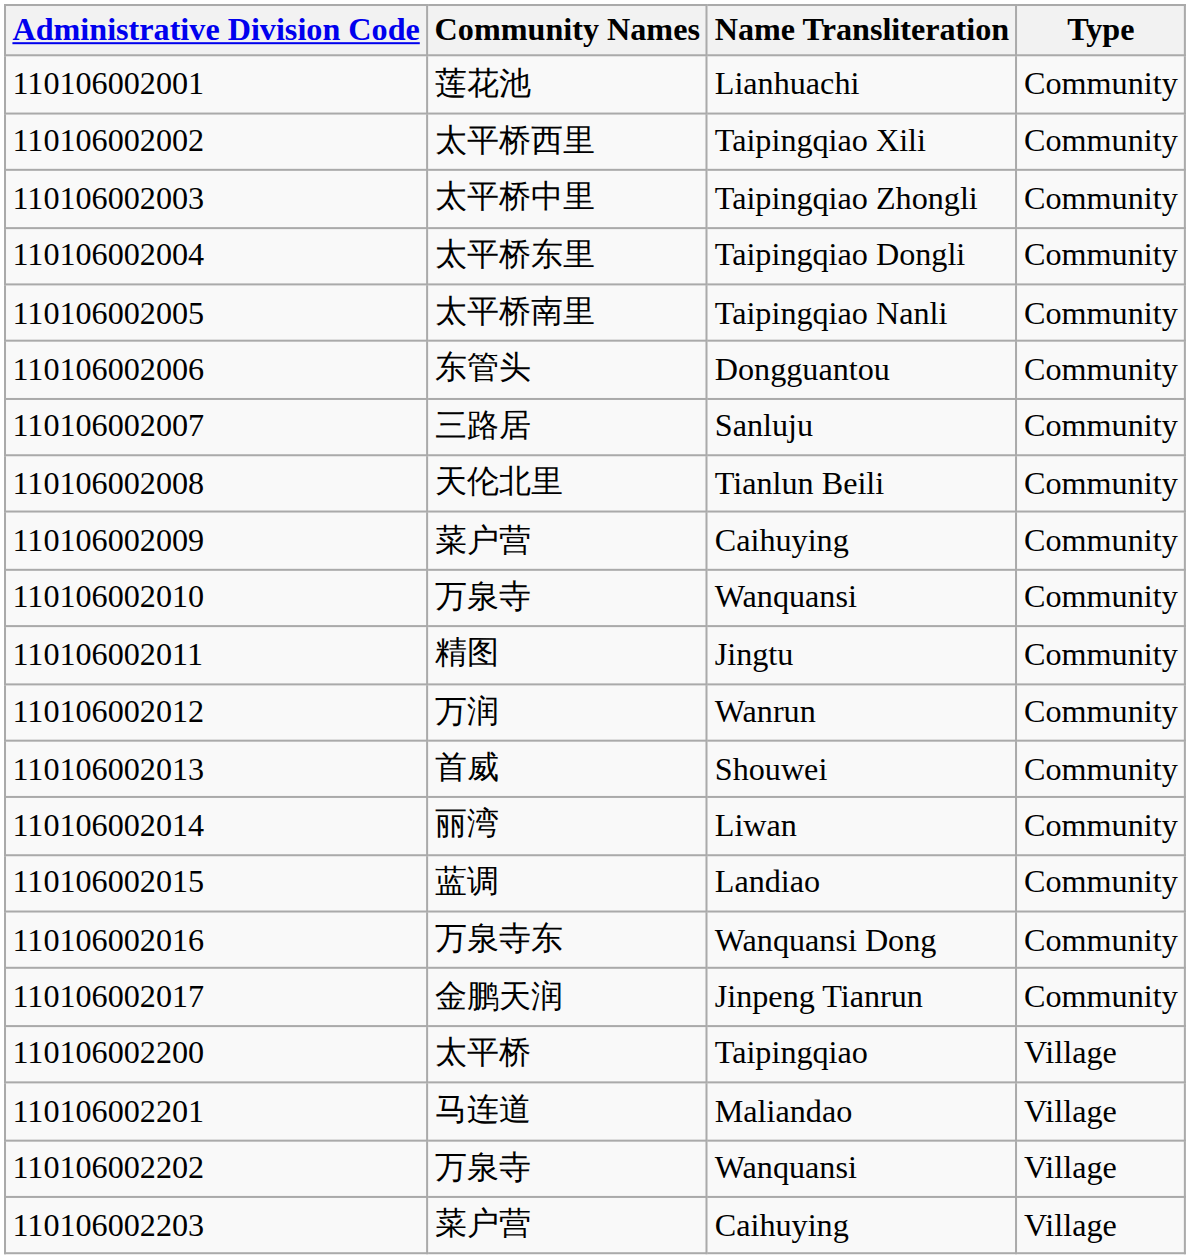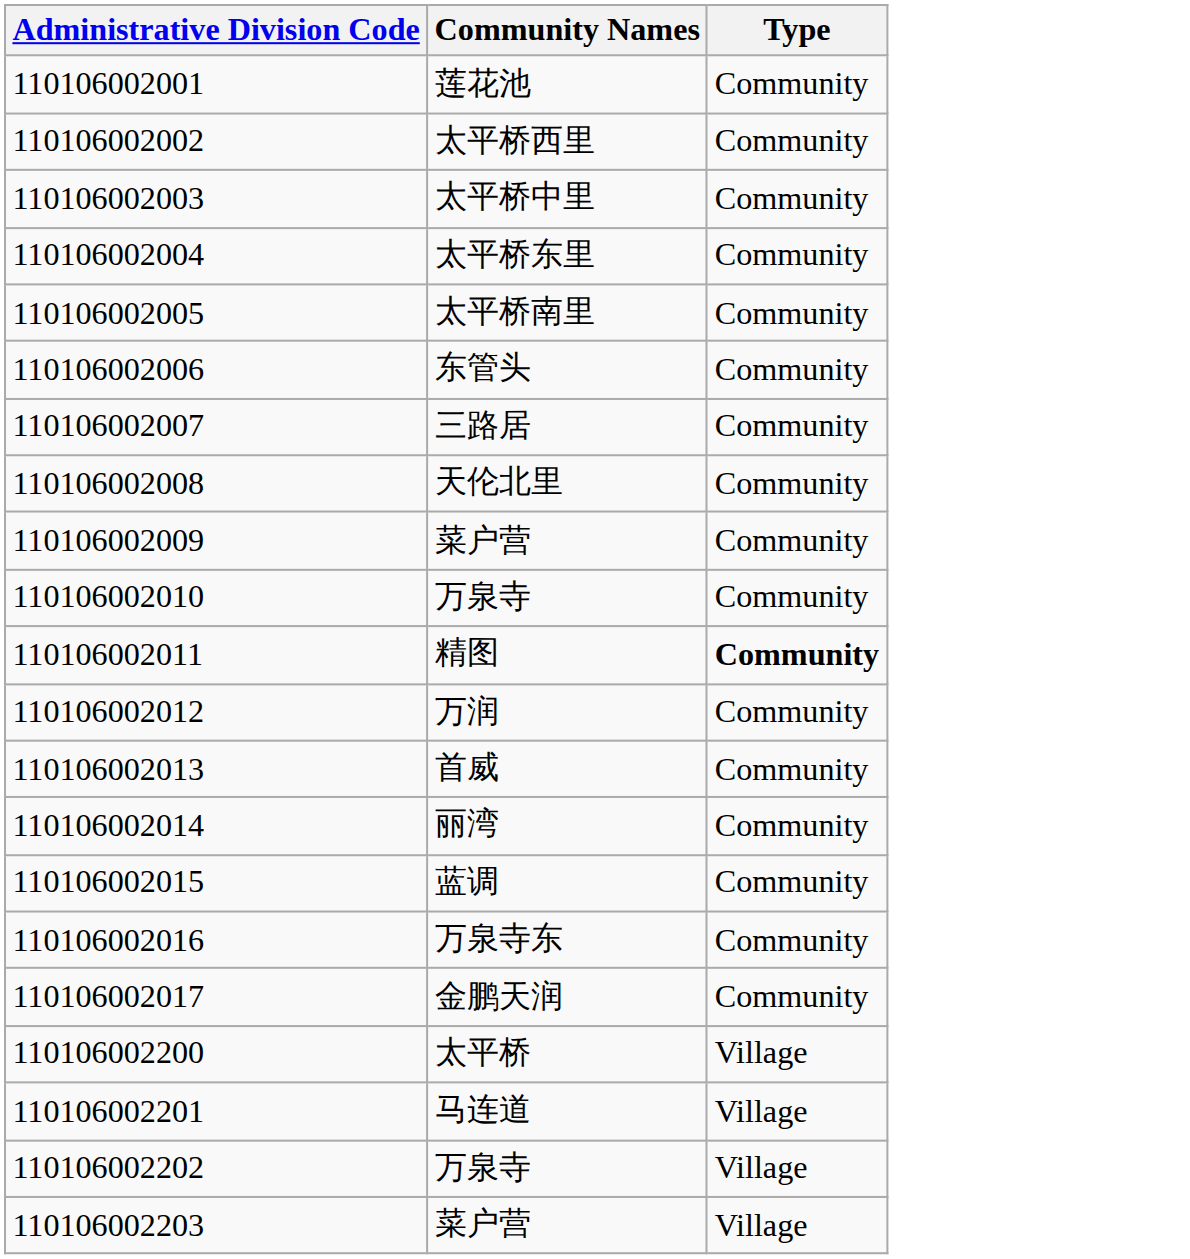- column: (862, 30)
(1101, 654) normal -> (797, 654) bold
